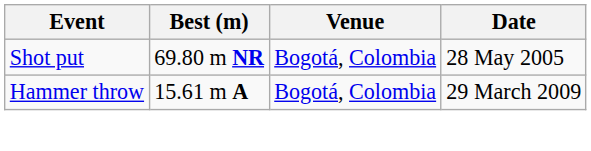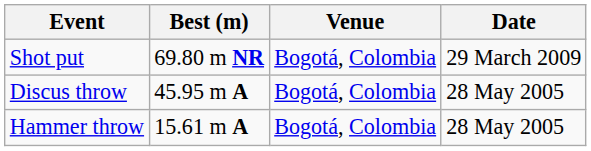(505, 57) 28 May 2005 -> (514, 57) 29 March 2009
+ row: (68, 92)
(514, 92) 29 March 2009 -> (505, 127) 28 May 2005
